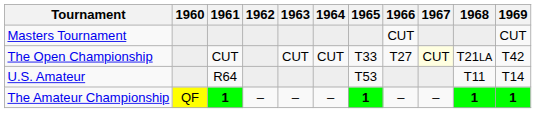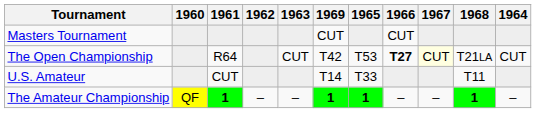columns swapped: (331, 15) <-> (513, 15)
(225, 56) CUT -> (225, 56) R64
(366, 56) T33 -> (366, 56) T53
(401, 56) normal -> (401, 56) bold
(225, 77) R64 -> (225, 77) CUT
(366, 77) T53 -> (366, 77) T33
